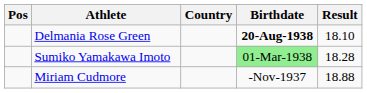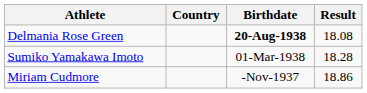- column: (18, 14)
(340, 35) 18.10 -> (338, 35) 18.08
(277, 56) lightgreen background -> (270, 56) no background
(340, 77) 18.88 -> (338, 77) 18.86
